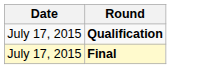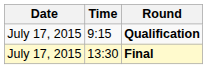+ column: (103, 14)
